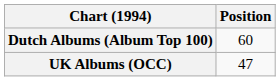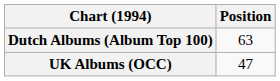(246, 40) 60 -> (246, 40) 63
